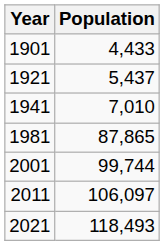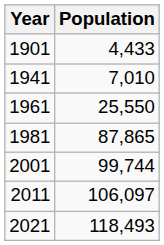- row: (30, 78)
+ row: (30, 107)
